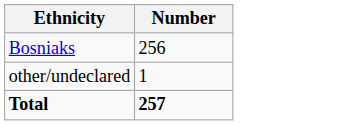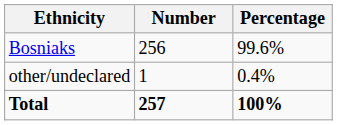+ column: (282, 18)
